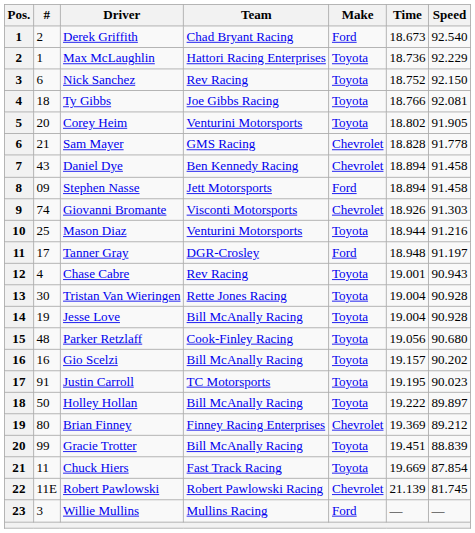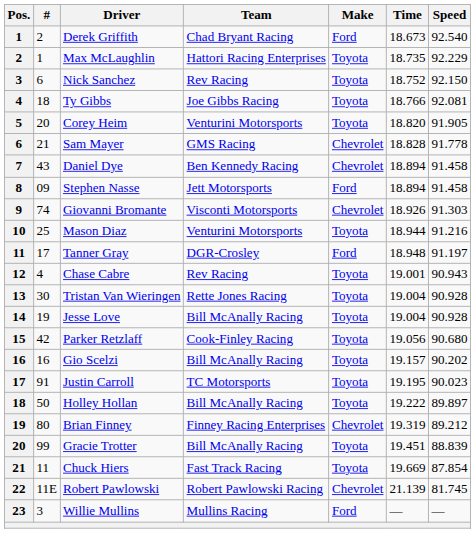(408, 58) 18.736 -> (408, 58) 18.735
(408, 123) 18.802 -> (408, 123) 18.820
(43, 338) 48 -> (43, 338) 42
(408, 424) 19.369 -> (408, 424) 19.319
